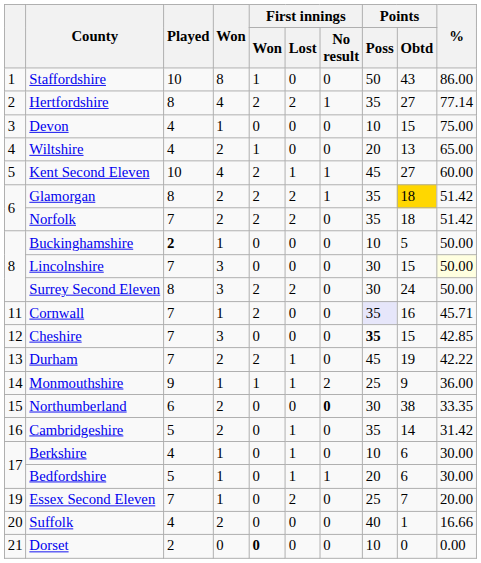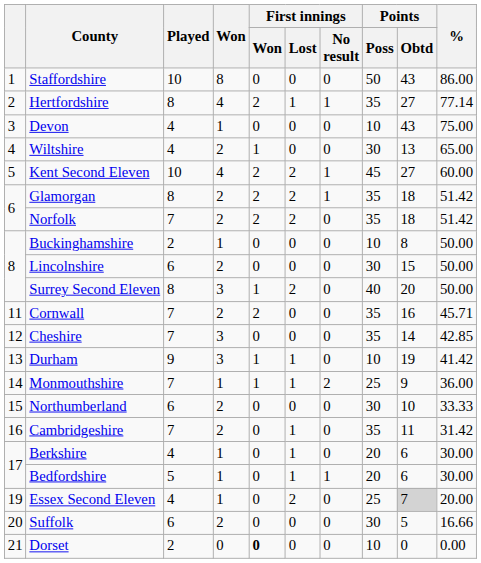(256, 79) 1 -> (256, 79) 0
(292, 102) 2 -> (292, 102) 1
(408, 126) 15 -> (408, 126) 43
(373, 149) 20 -> (373, 149) 30
(292, 172) 1 -> (292, 172) 2
(408, 196) gold background -> (408, 196) no background
(171, 242) bold -> (171, 242) normal
(404, 242) 5 -> (404, 242) 8
(171, 266) 7 -> (171, 266) 6
(220, 266) 3 -> (220, 266) 2
(457, 266) lightyellow background -> (457, 266) no background
(256, 289) 2 -> (256, 289) 1
(373, 289) 30 -> (373, 289) 40
(408, 289) 24 -> (408, 289) 20
(220, 312) 1 -> (220, 312) 2
(373, 312) lavender background -> (373, 312) no background
(373, 336) bold -> (373, 336) normal
(408, 336) 15 -> (408, 336) 14
(171, 359) 7 -> (171, 359) 9
(220, 359) 2 -> (220, 359) 3
(256, 359) 2 -> (256, 359) 1
(373, 359) 45 -> (373, 359) 10
(457, 359) 42.22 -> (457, 359) 41.42
(171, 382) 9 -> (171, 382) 7
(327, 406) bold -> (327, 406) normal
(408, 406) 38 -> (408, 406) 10
(457, 406) 33.35 -> (457, 406) 33.33
(171, 429) 5 -> (171, 429) 7
(408, 429) 14 -> (408, 429) 11
(373, 452) 10 -> (373, 452) 20
(171, 499) 7 -> (171, 499) 4
(404, 499) no background -> (404, 499) lightgrey background
(171, 522) 4 -> (171, 522) 6
(373, 522) 40 -> (373, 522) 30
(404, 522) 1 -> (404, 522) 5
